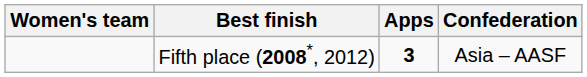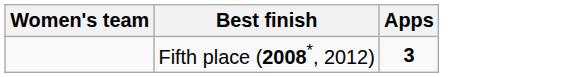- column: (510, 21)
